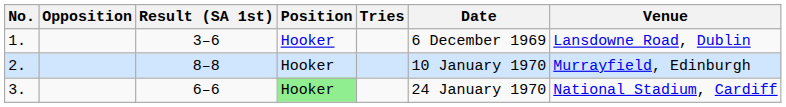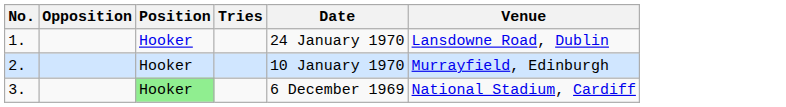- column: (206, 17)
(479, 41) 6 December 1969 -> (337, 41) 24 January 1970
(479, 90) 24 January 1970 -> (337, 90) 6 December 1969
